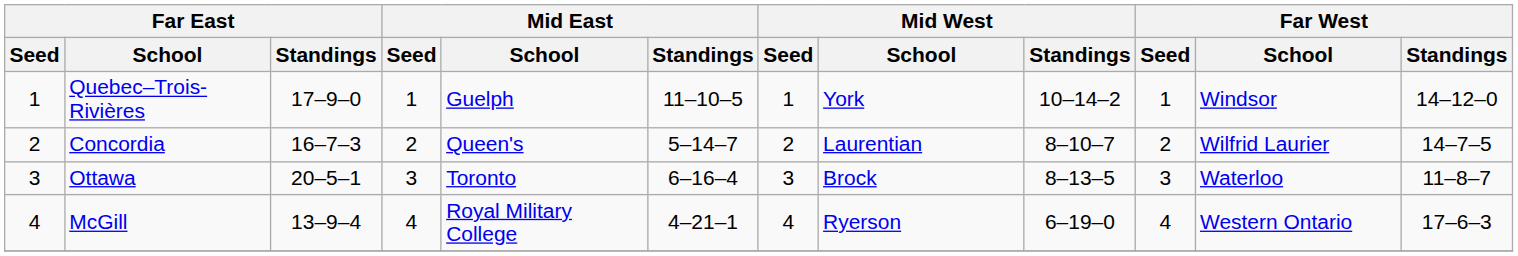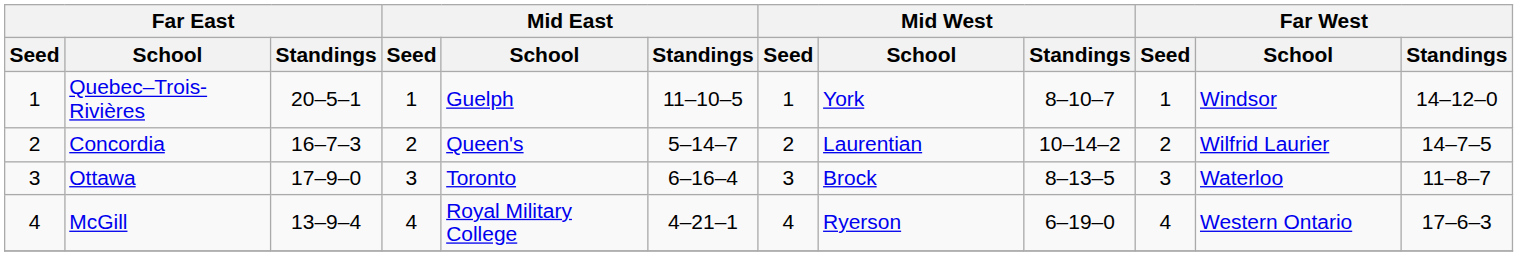(326, 99) 17–9–0 -> (326, 99) 20–5–1
(1080, 99) 10–14–2 -> (1080, 99) 8–10–7
(1080, 144) 8–10–7 -> (1080, 144) 10–14–2
(326, 177) 20–5–1 -> (326, 177) 17–9–0
